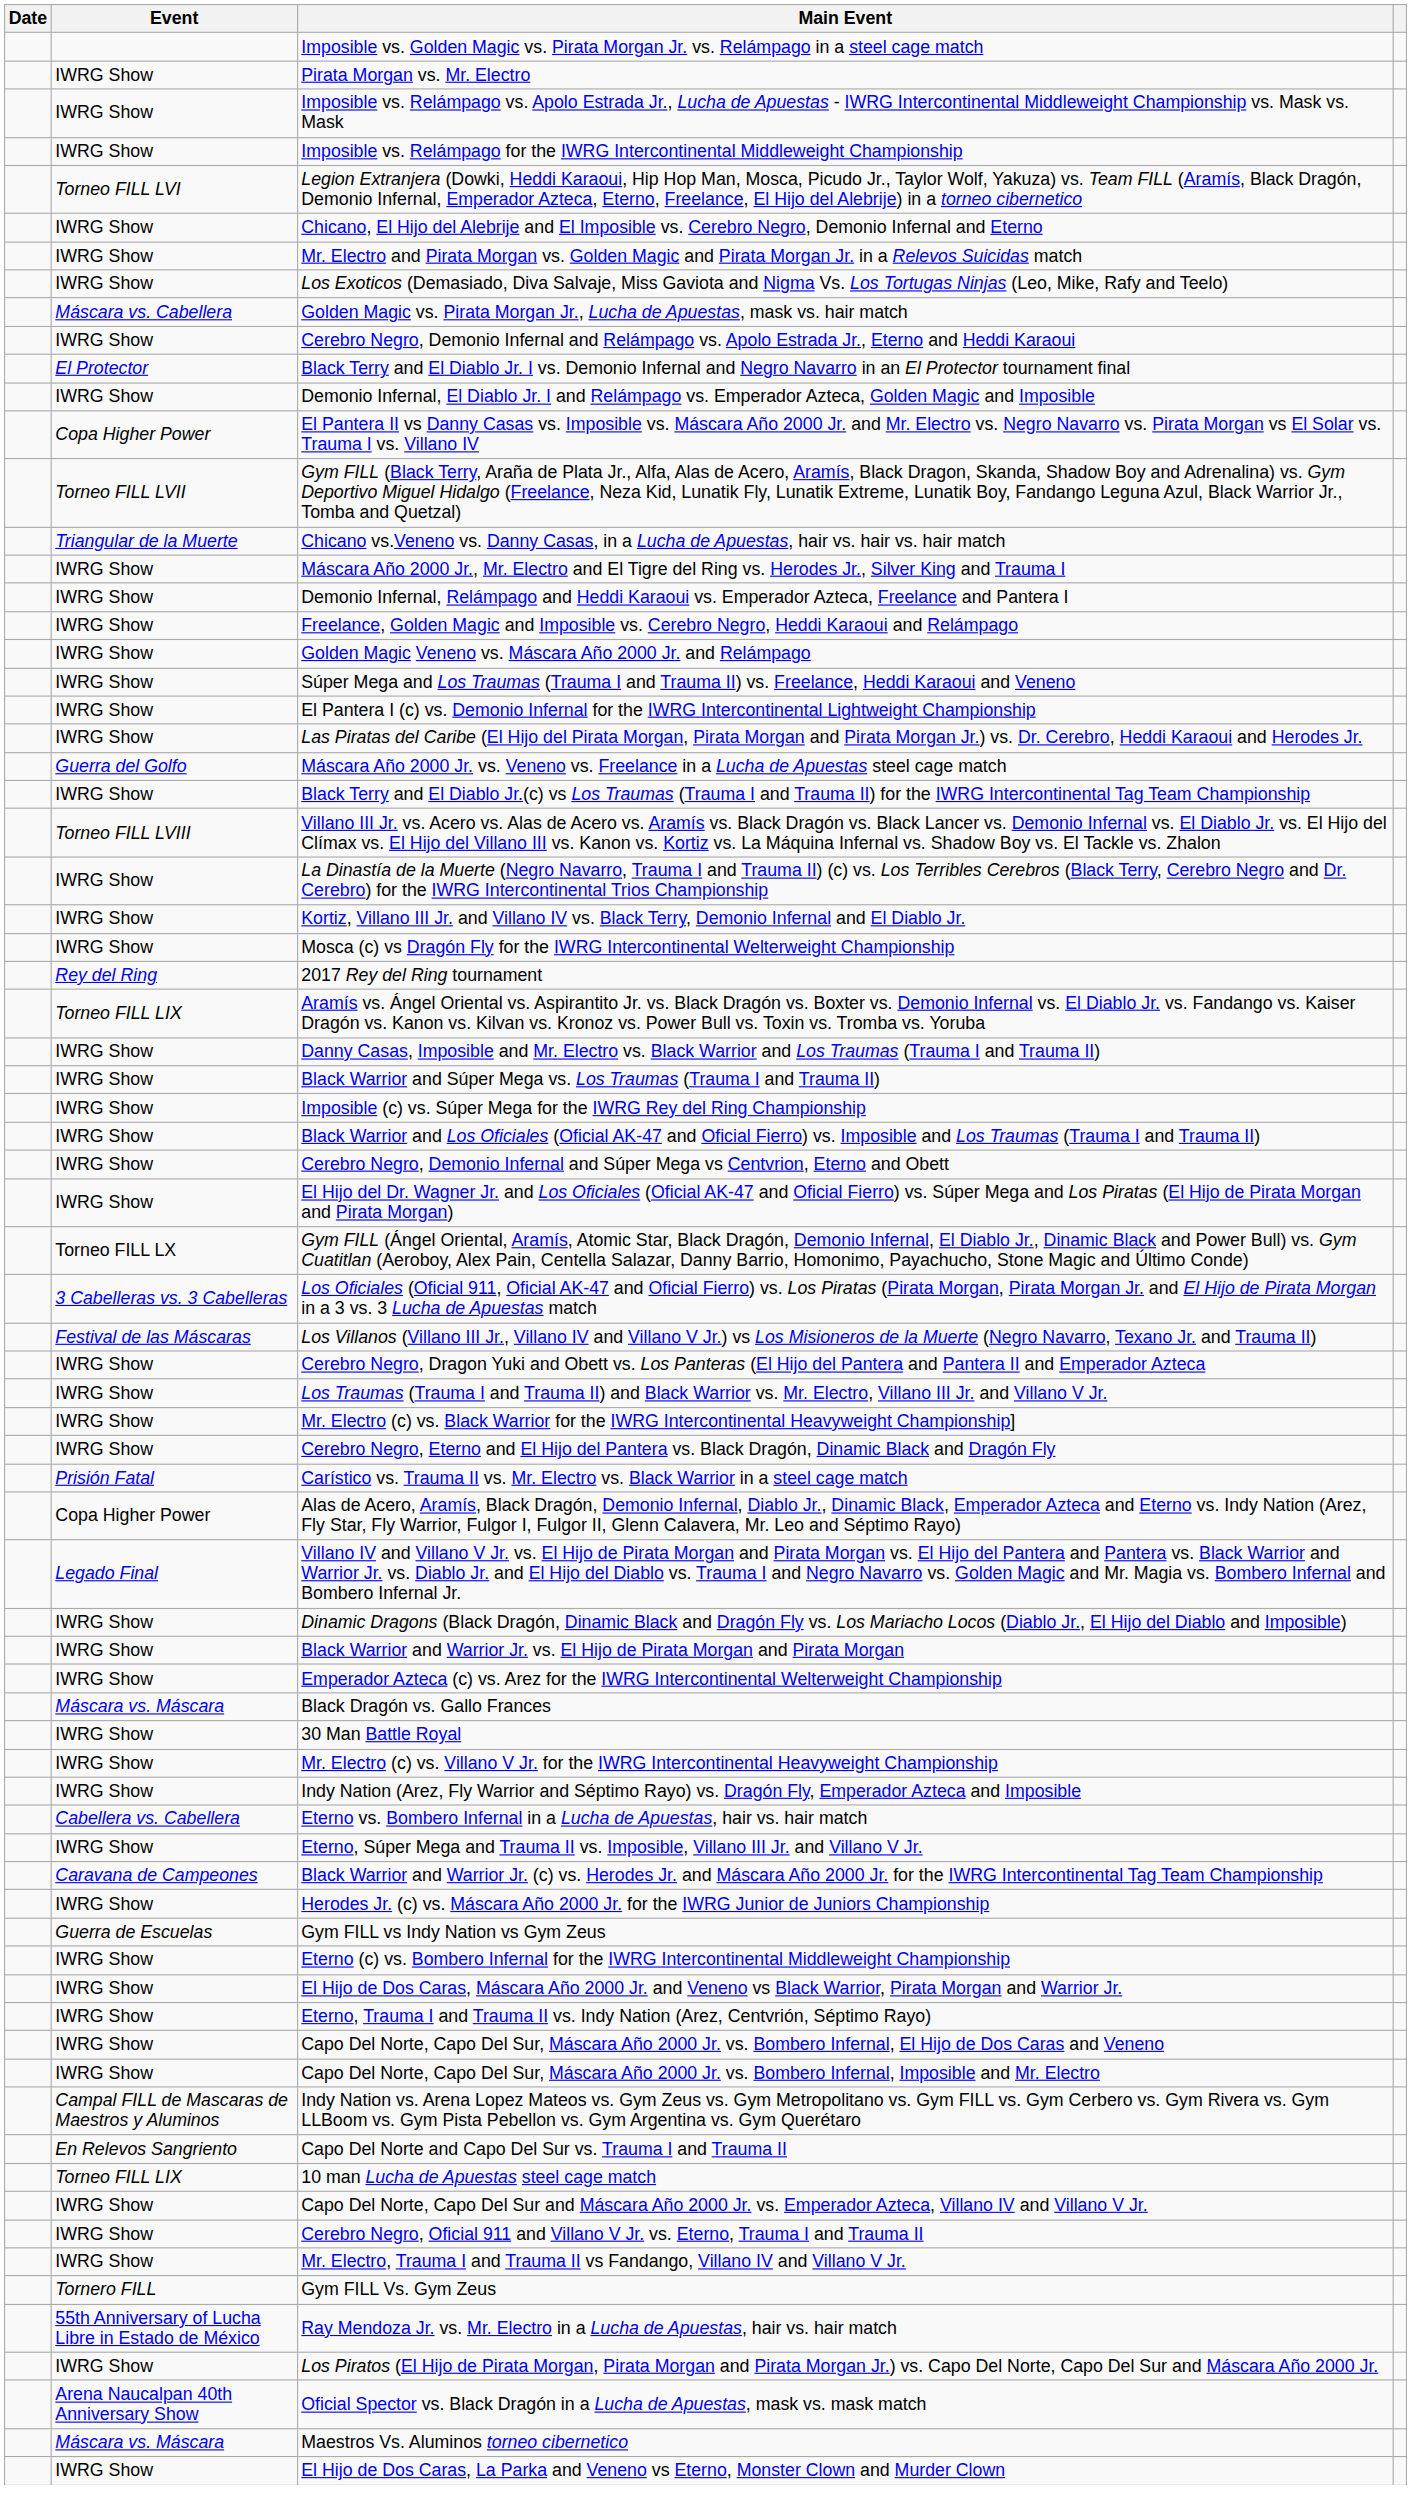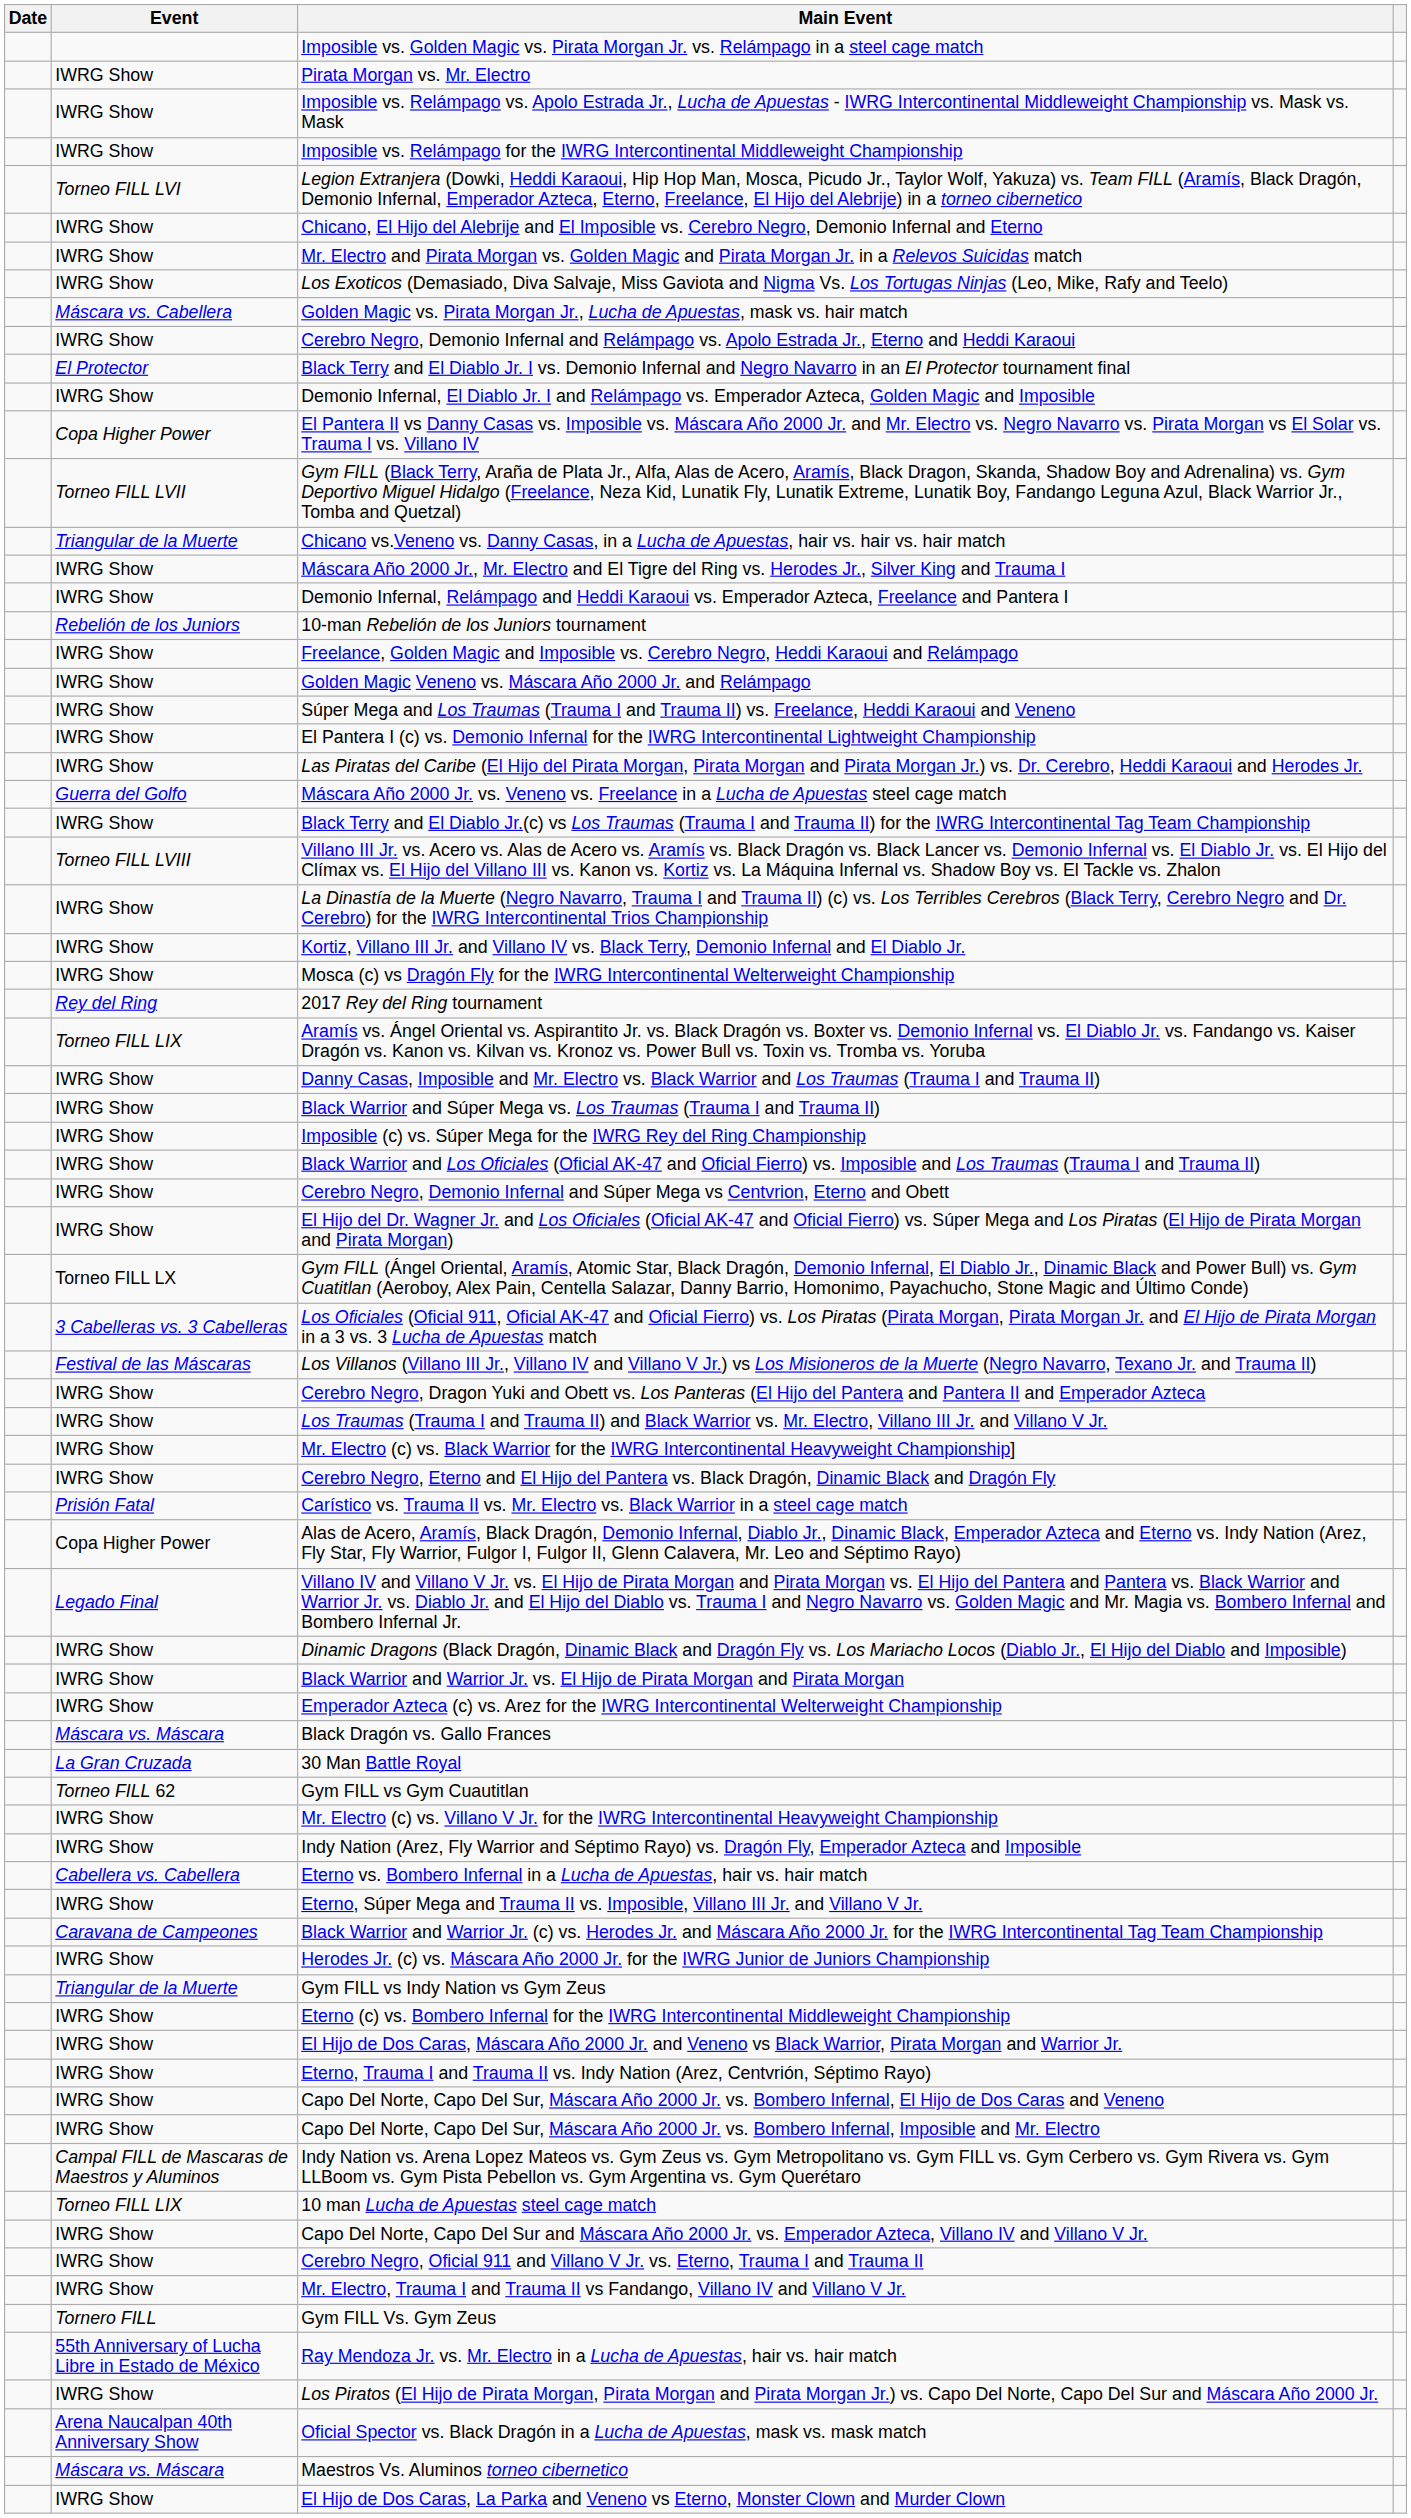+ row: (474, 625)
(104, 1734) IWRG Show -> (123, 1762) La Gran Cruzada
+ row: (415, 1791)
(134, 1931) Guerra de Escuelas -> (146, 1988) Triangular de la Muerte
- row: (544, 2149)
